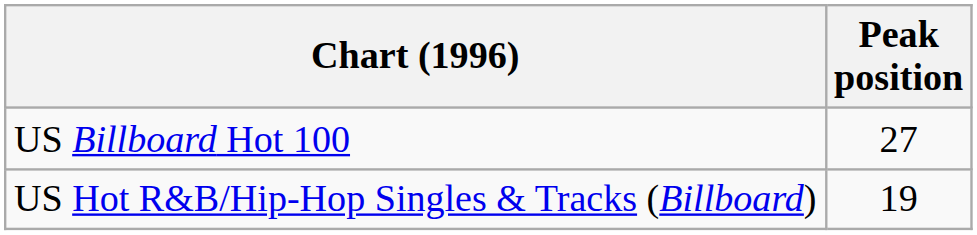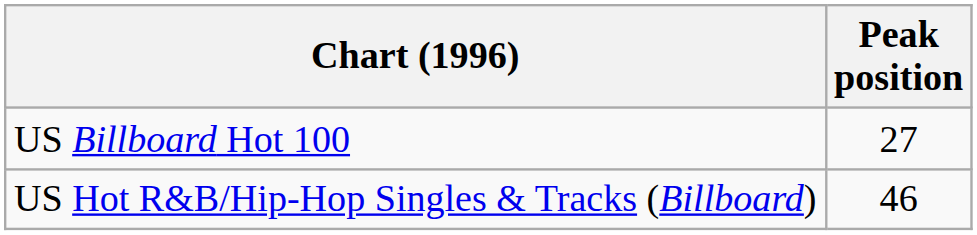(899, 198) 19 -> (899, 198) 46
